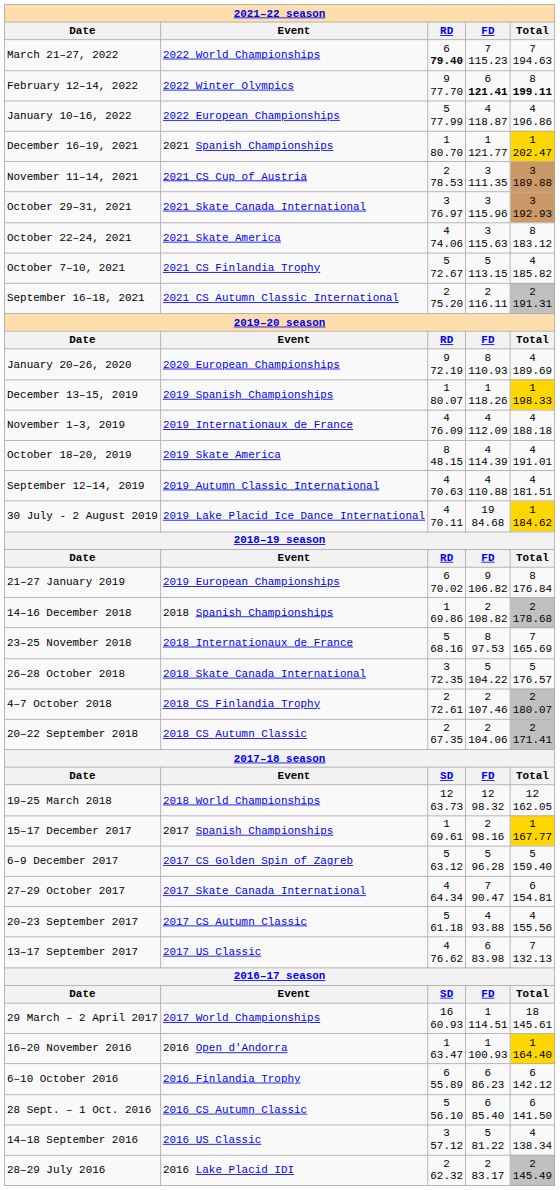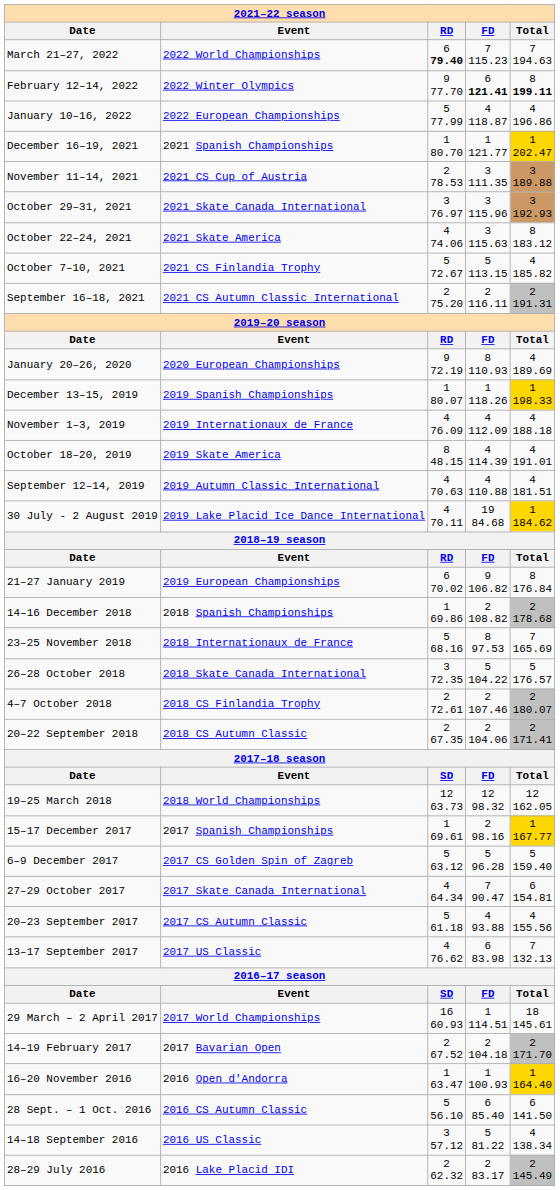+ row: (69, 1049)
- row: (63, 1079)
